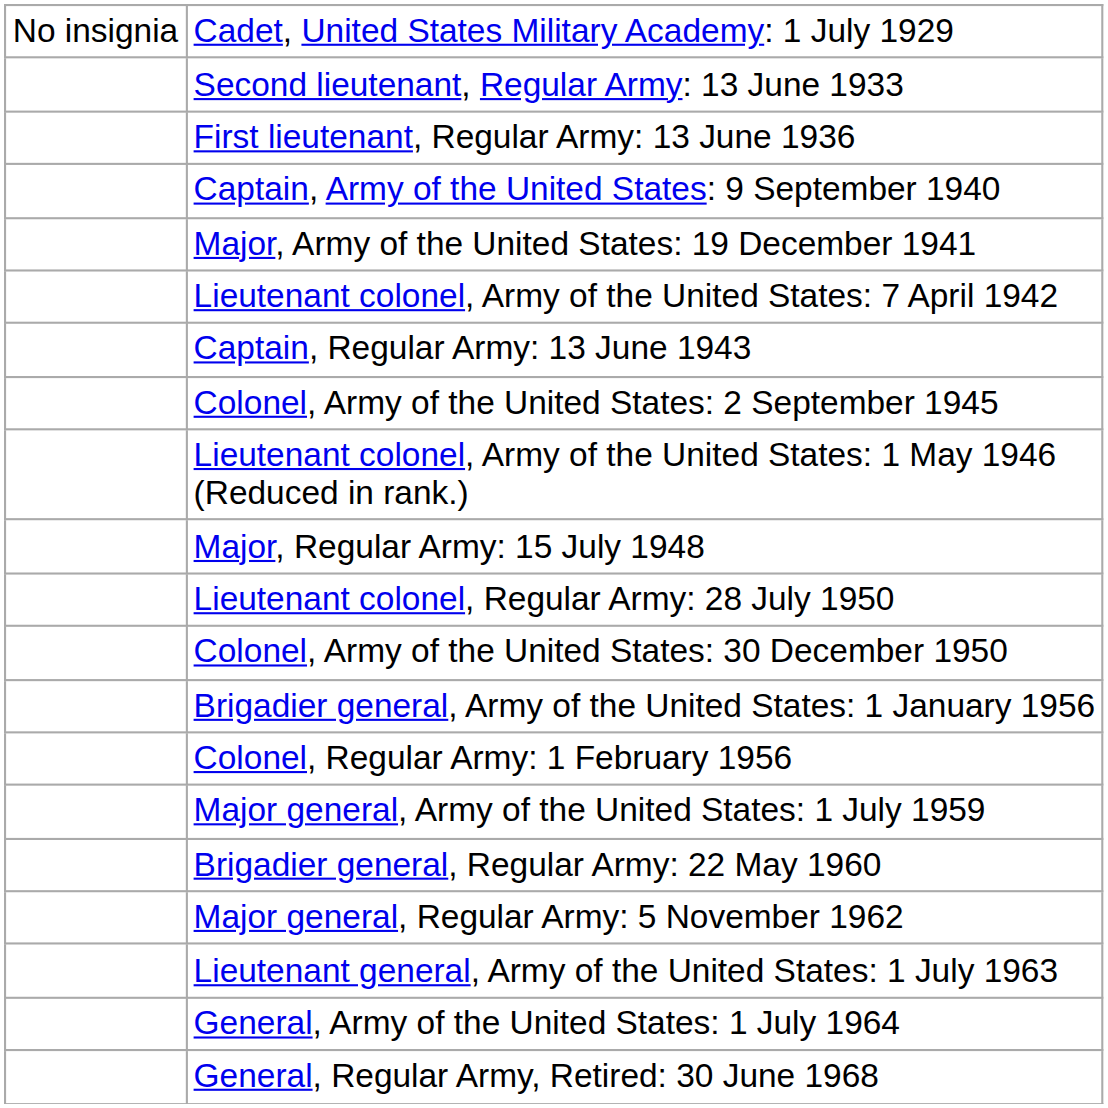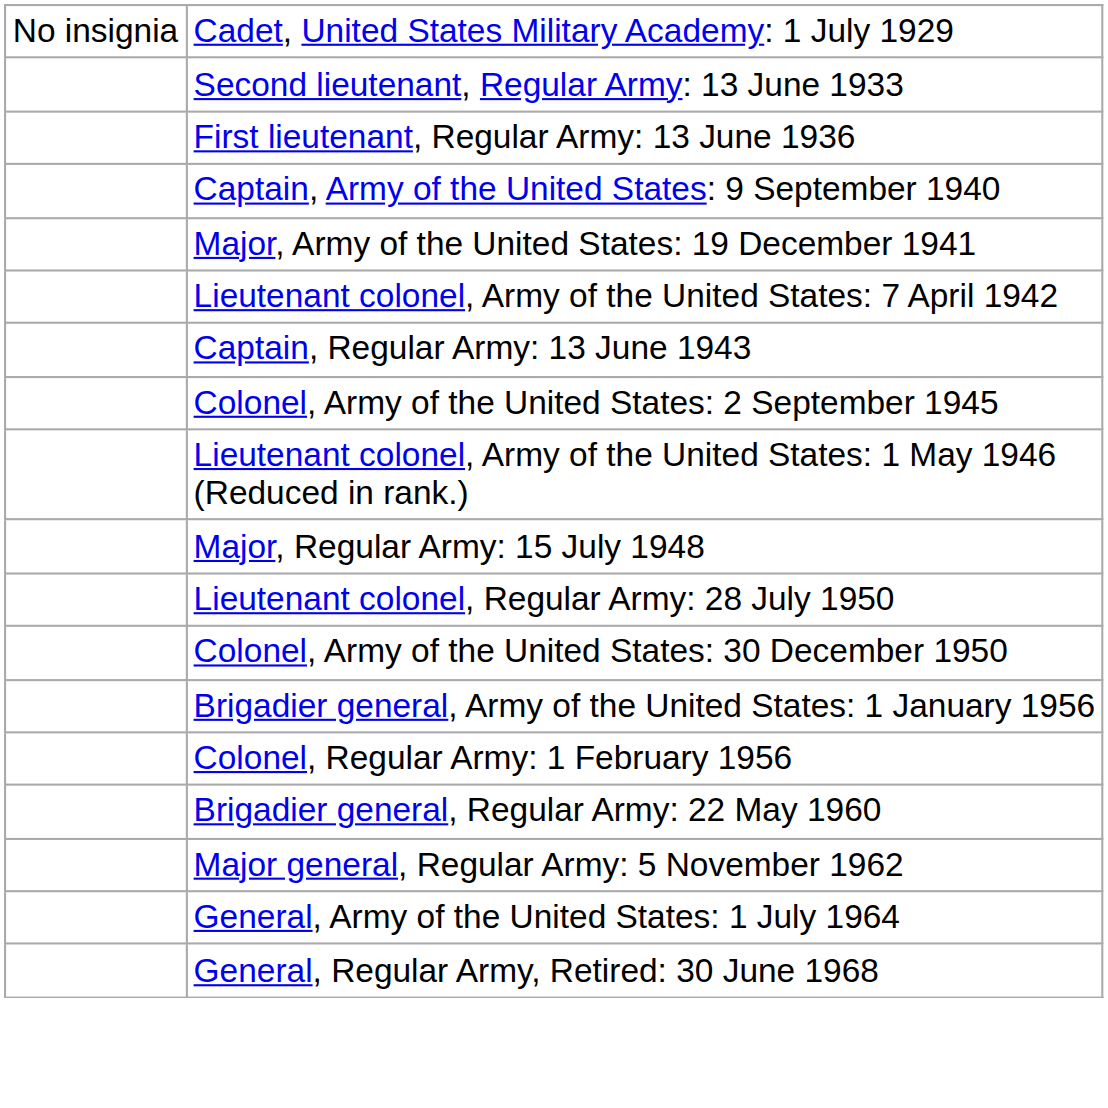- row: (590, 811)
- row: (626, 970)
